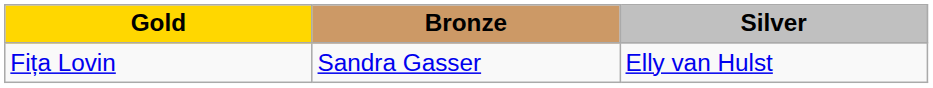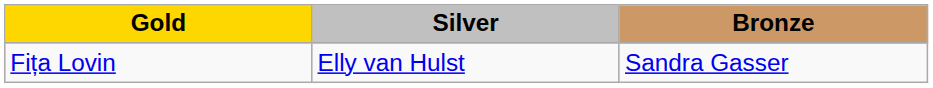columns swapped: (774, 23) <-> (466, 23)
